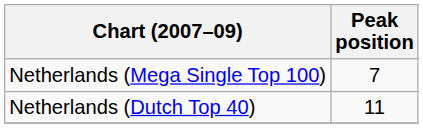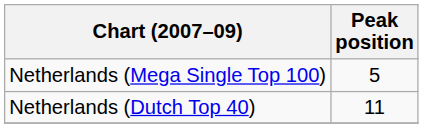(375, 75) 7 -> (375, 75) 5
